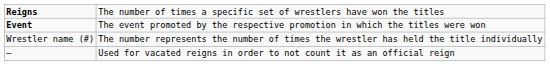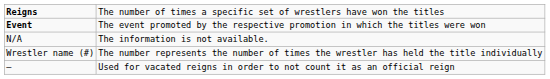+ row: (14, 39)
